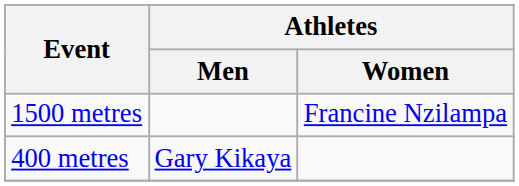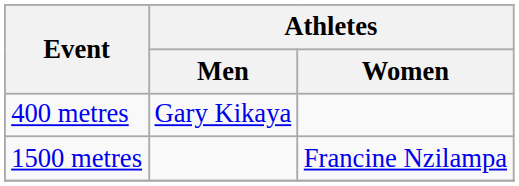rows swapped: (70, 158) <-> (77, 114)
